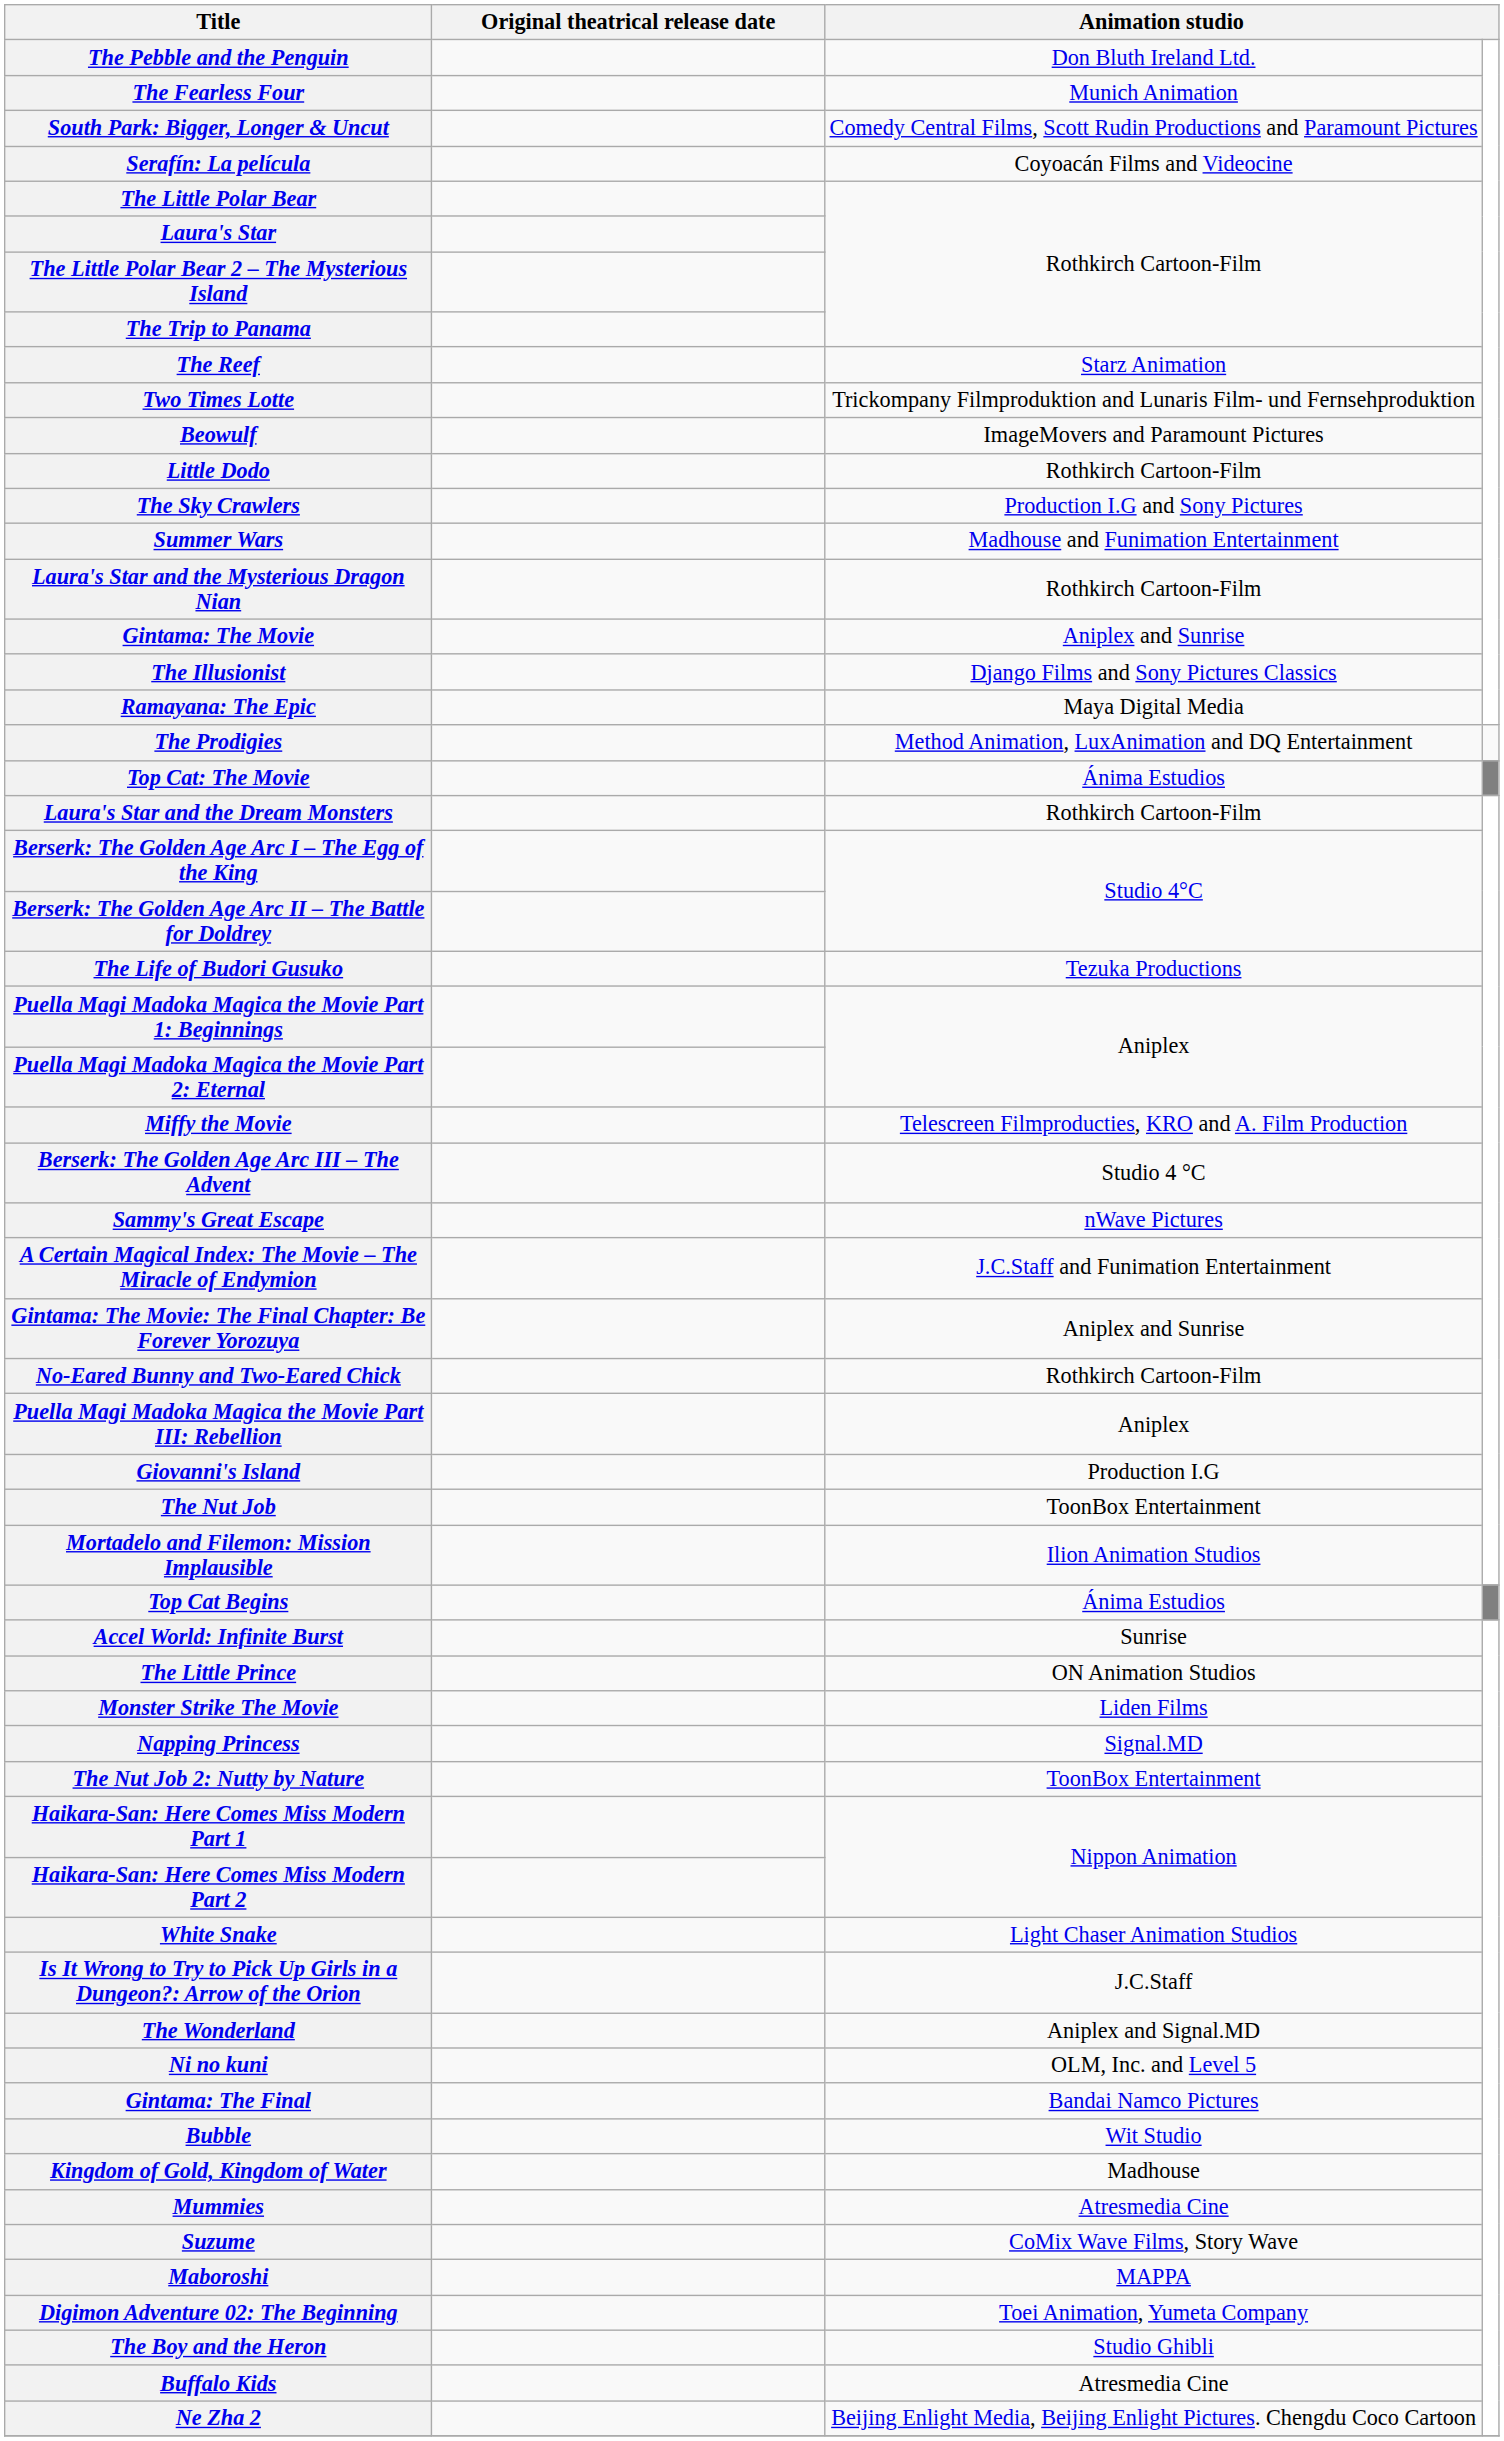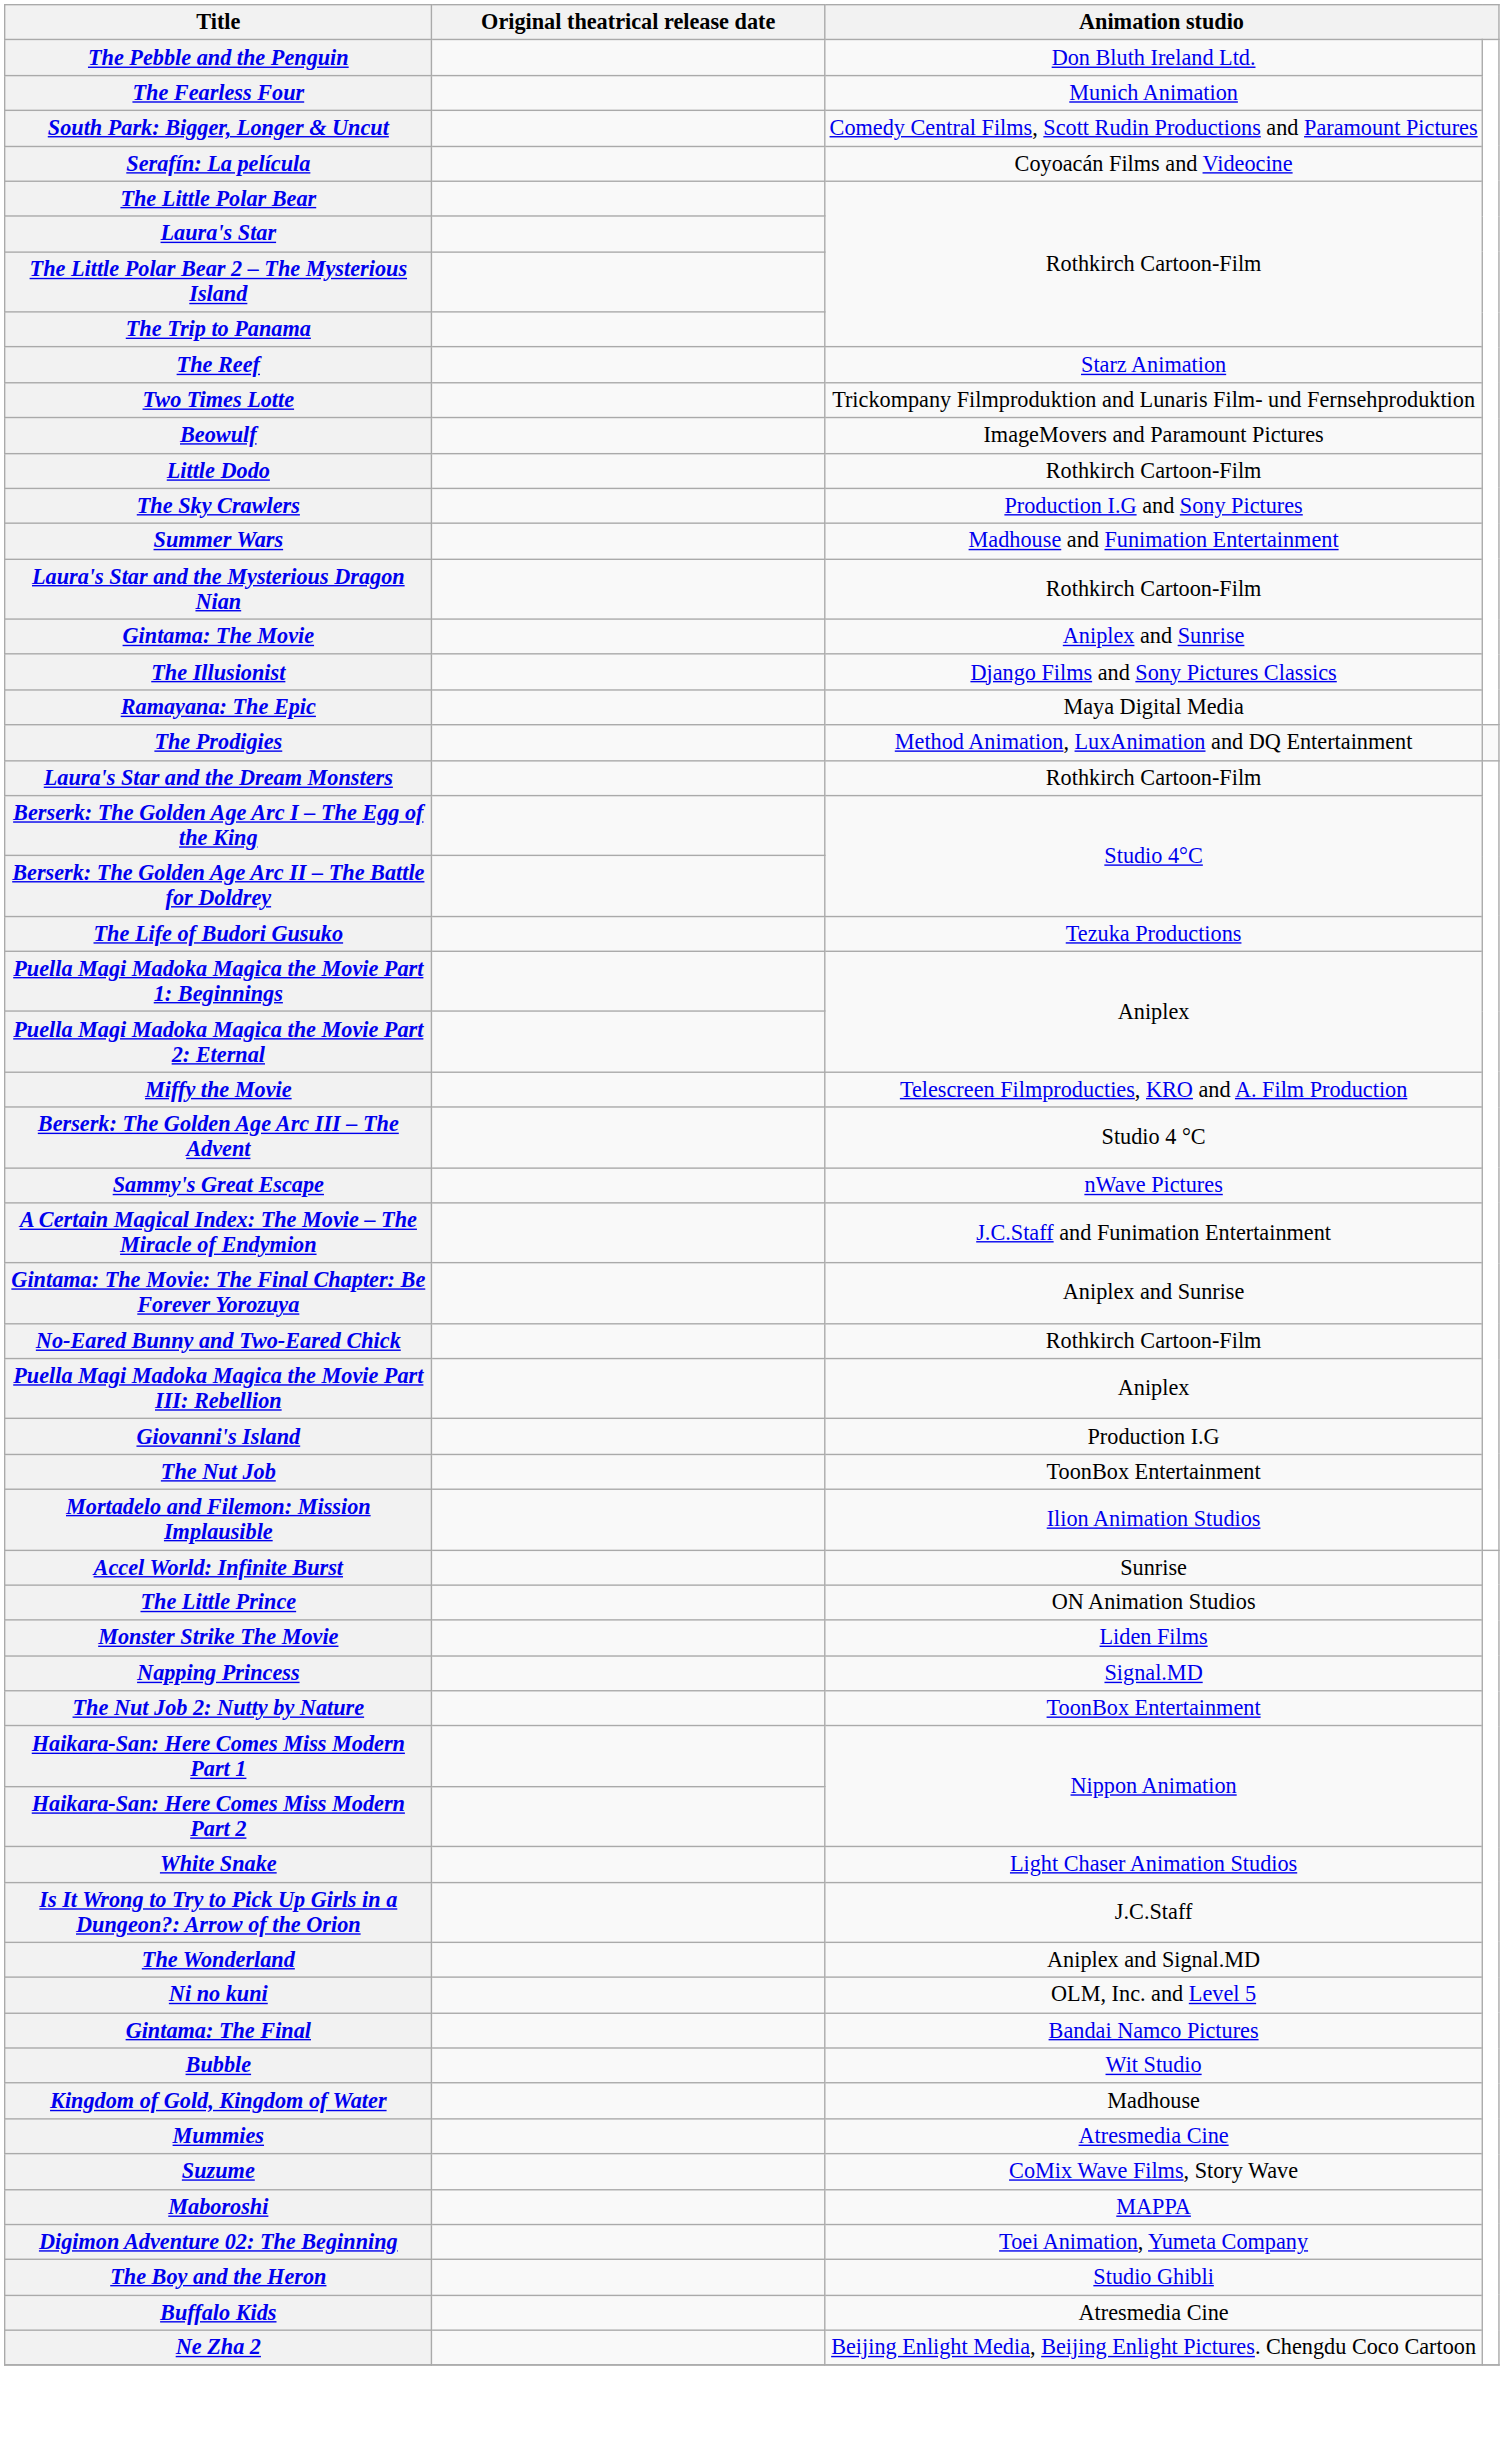- row: (218, 777)
- row: (218, 1602)
